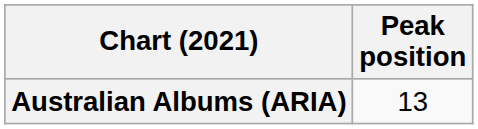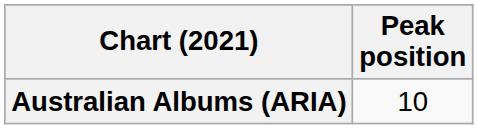(413, 100) 13 -> (413, 100) 10
